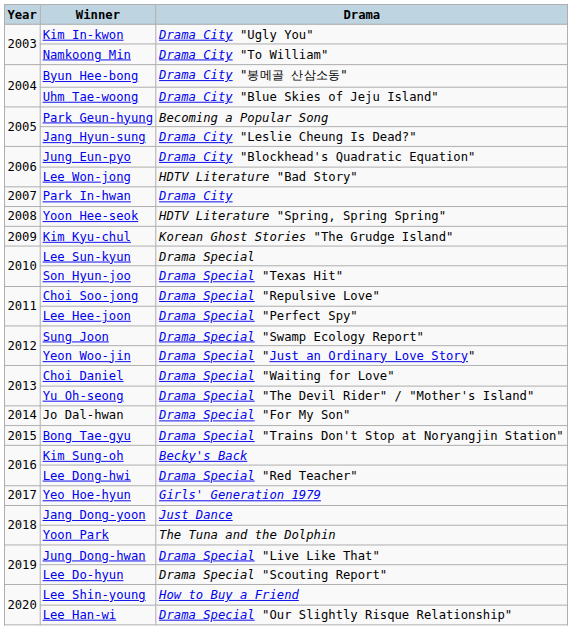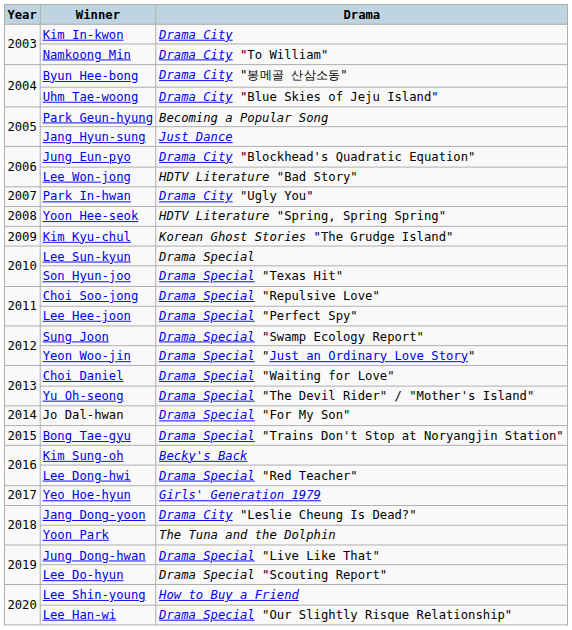(236, 34) Drama City "Ugly You" -> (196, 34) Drama City
(288, 137) Drama City "Leslie Cheung Is Dead?" -> (196, 137) Just Dance
(196, 196) Drama City -> (236, 196) Drama City "Ugly You"
(196, 515) Just Dance -> (288, 515) Drama City "Leslie Cheung Is Dead?"
